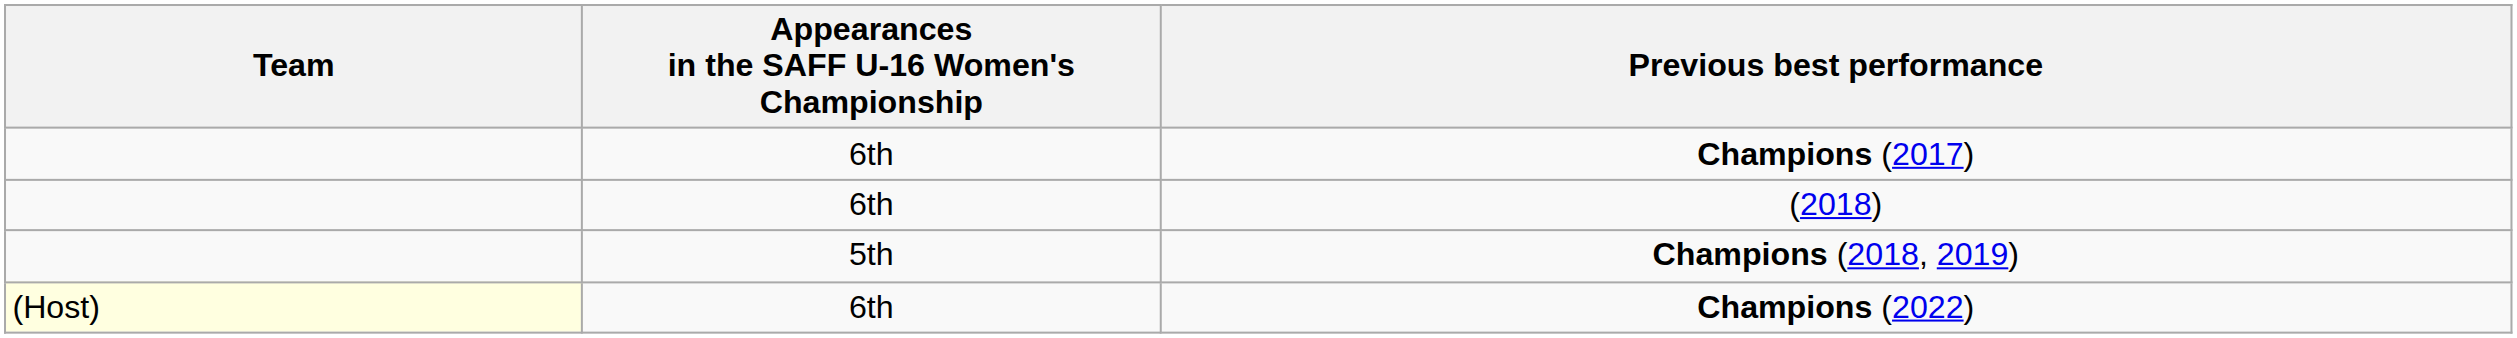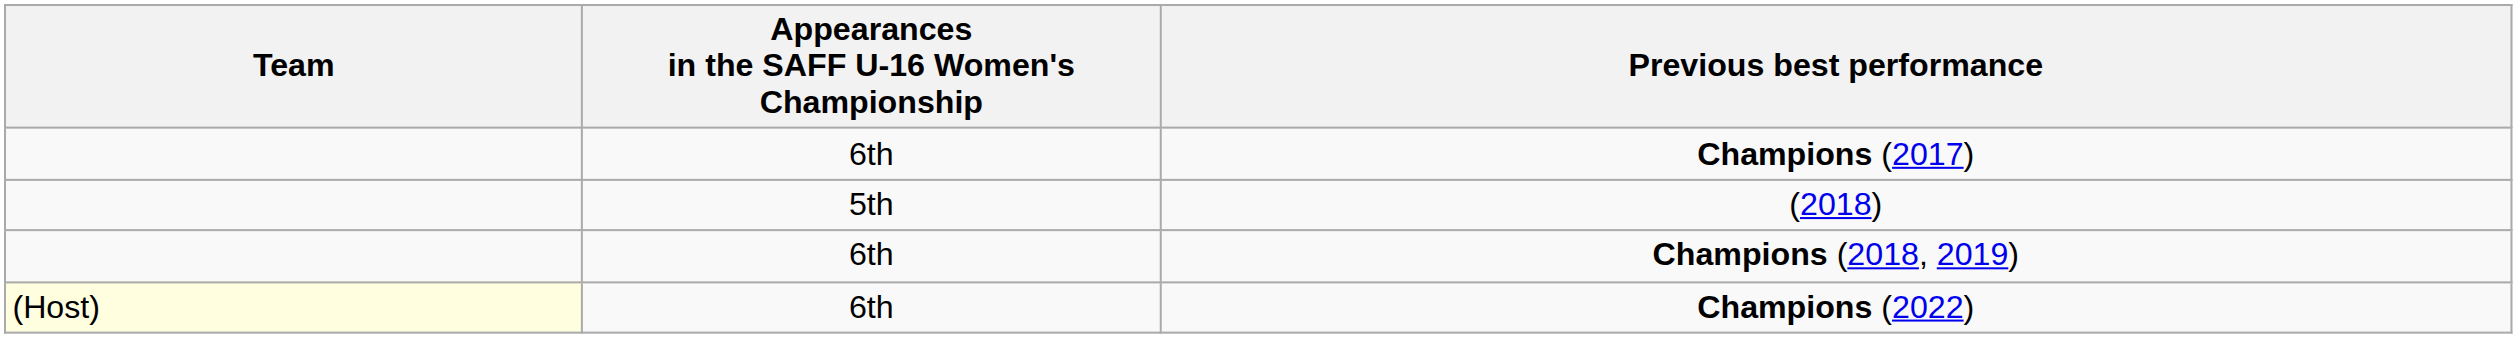(871, 204) 6th -> (871, 204) 5th
(871, 255) 5th -> (871, 255) 6th
